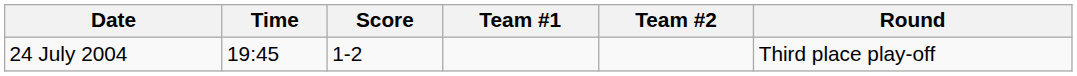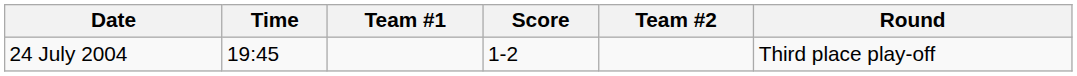columns swapped: (520, 20) <-> (385, 20)
